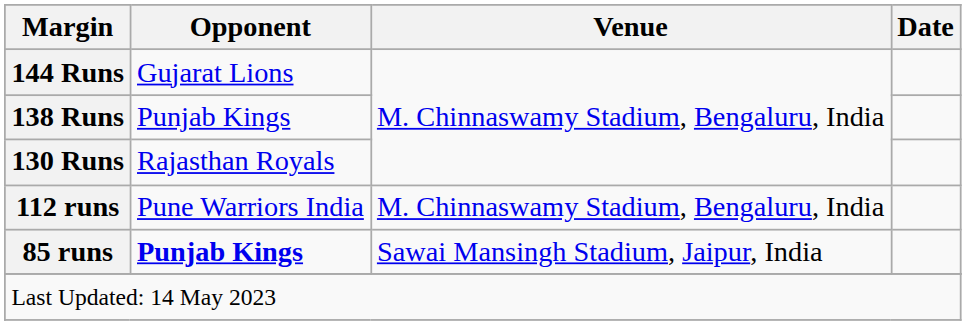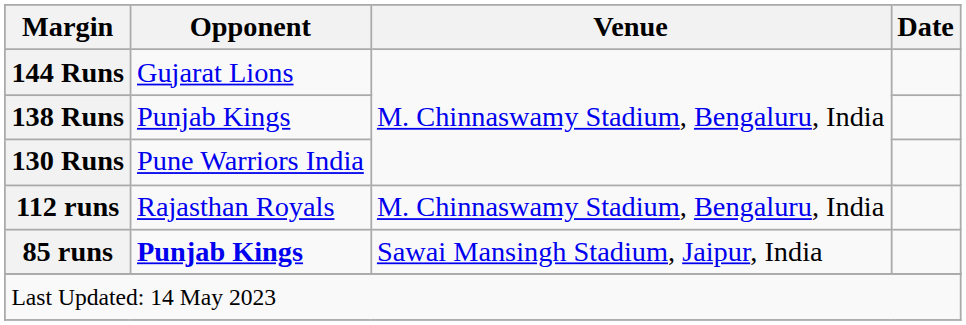(236, 161) Rajasthan Royals -> (250, 161) Pune Warriors India
(250, 206) Pune Warriors India -> (236, 206) Rajasthan Royals
